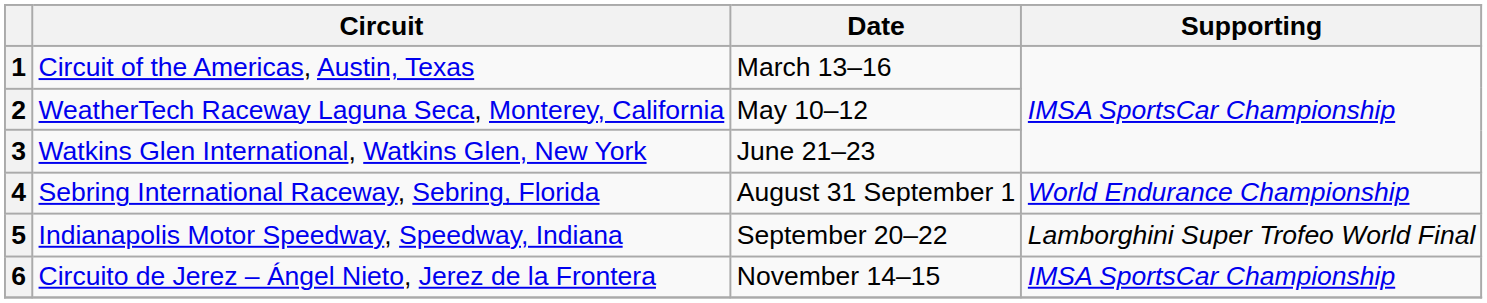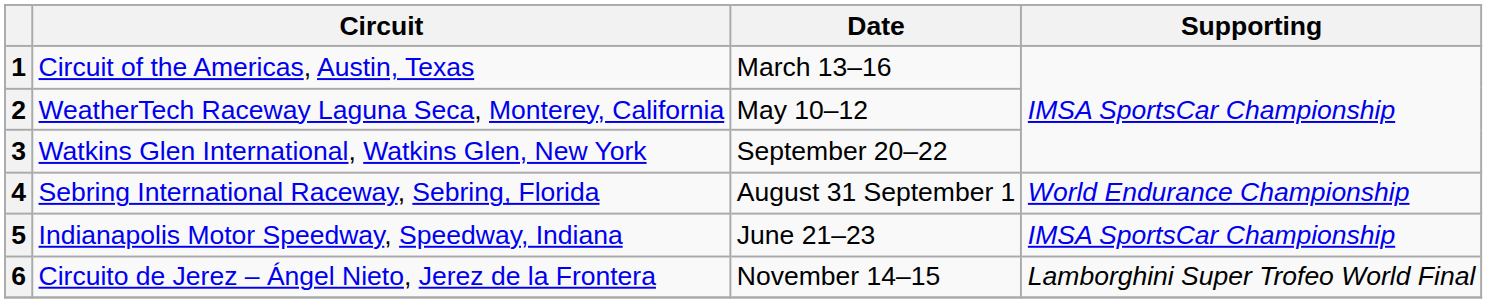(806, 151) June 21–23 -> (842, 151) September 20–22
(842, 234) September 20–22 -> (806, 234) June 21–23
(1252, 234) Lamborghini Super Trofeo World Final -> (1212, 234) IMSA SportsCar Championship
(1212, 276) IMSA SportsCar Championship -> (1252, 276) Lamborghini Super Trofeo World Final
